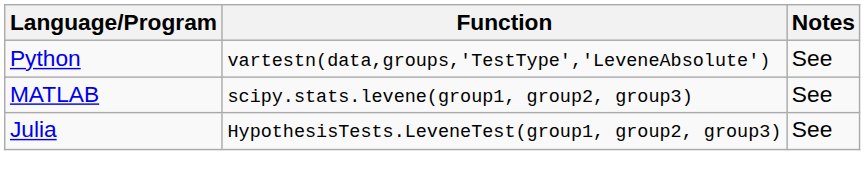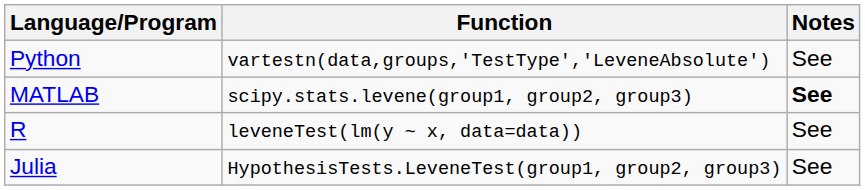(812, 94) normal -> (812, 94) bold
+ row: (18, 130)
